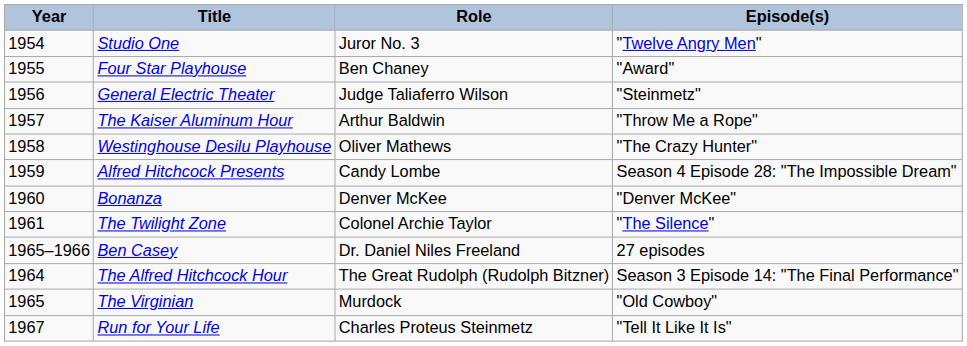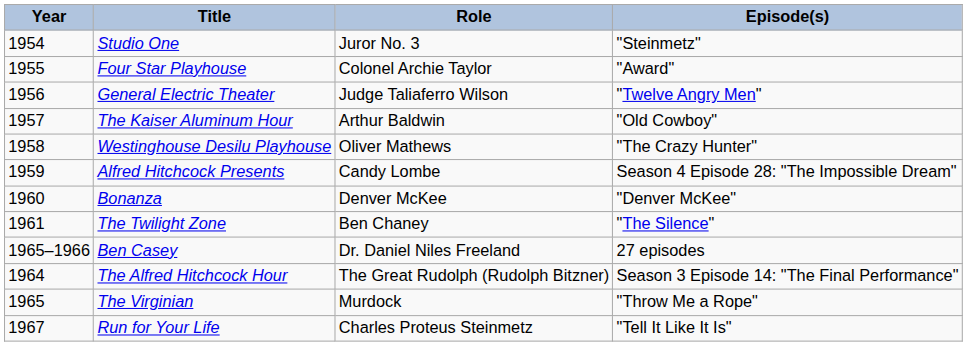(689, 43) "Twelve Angry Men" -> (659, 43) "Steinmetz"
(384, 69) Ben Chaney -> (415, 69) Colonel Archie Taylor
(659, 95) "Steinmetz" -> (689, 95) "Twelve Angry Men"
(687, 120) "Throw Me a Rope" -> (667, 120) "Old Cowboy"
(415, 224) Colonel Archie Taylor -> (384, 224) Ben Chaney
(667, 302) "Old Cowboy" -> (687, 302) "Throw Me a Rope"
